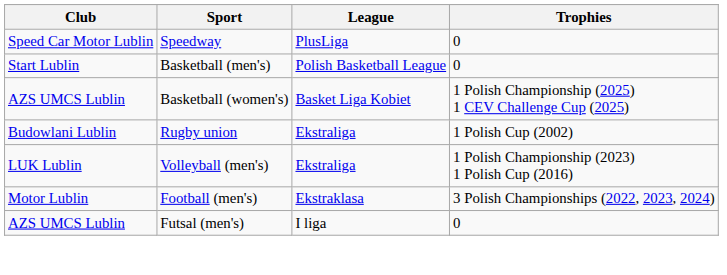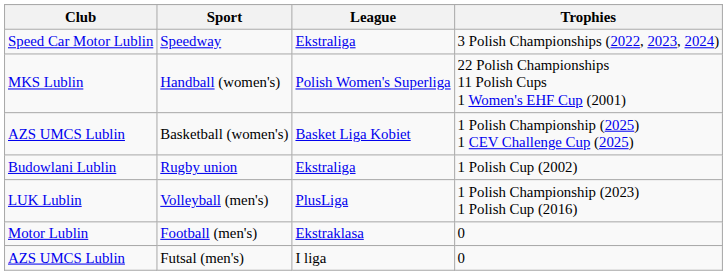(322, 41) PlusLiga -> (326, 41) Ekstraliga
(457, 41) 0 -> (588, 41) 3 Polish Championships (2022, 2023, 2024)
- row: (215, 66)
+ row: (220, 83)
(326, 165) Ekstraliga -> (322, 200) PlusLiga
(584, 198) 3 Polish Championships (2022, 2023, 2024) -> (461, 233) 0
